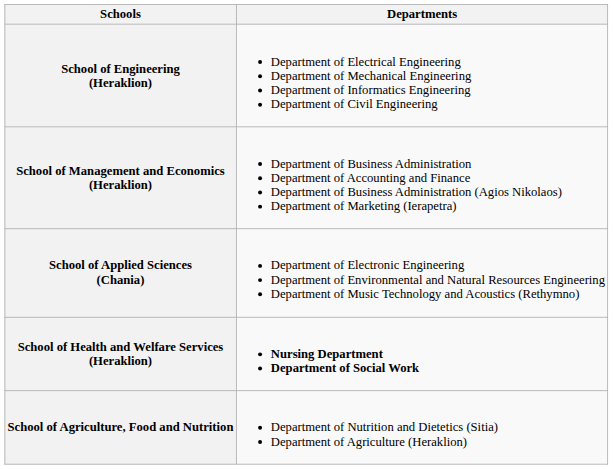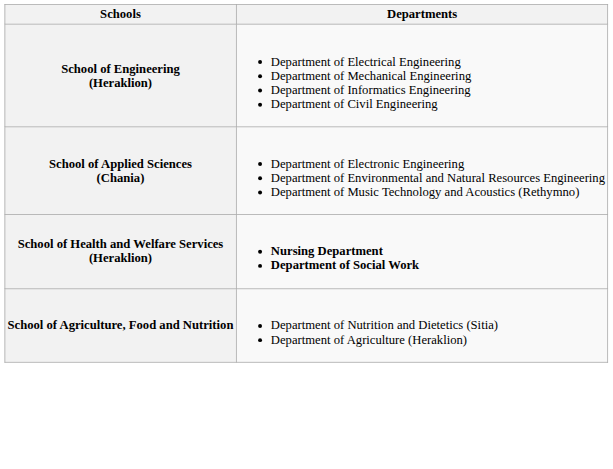- row: (120, 177)
